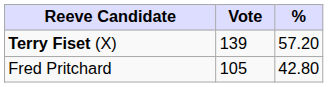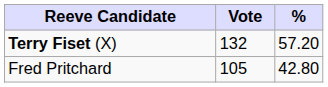(233, 43) 139 -> (233, 43) 132
